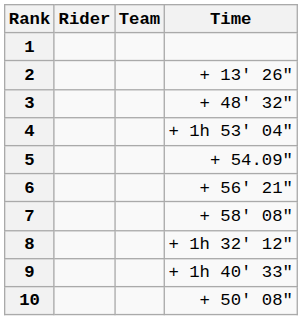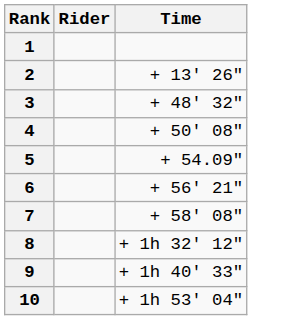- column: (139, 19)
(231, 131) + 1h 53' 04" -> (196, 131) + 50' 08"
(246, 301) + 50' 08" -> (181, 301) + 1h 53' 04"
